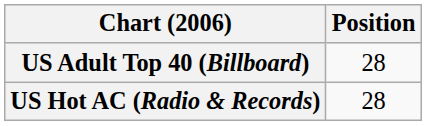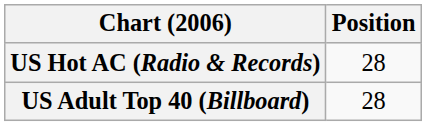rows swapped: (165, 62) <-> (165, 100)
